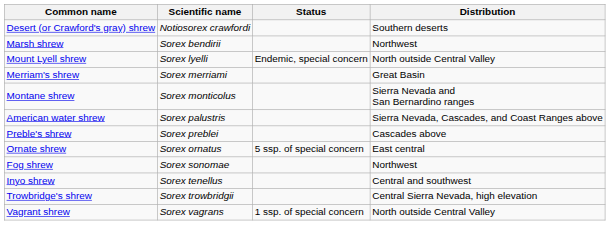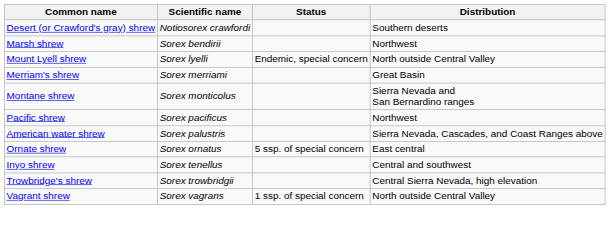+ row: (36, 117)
- row: (39, 133)
- row: (30, 165)
